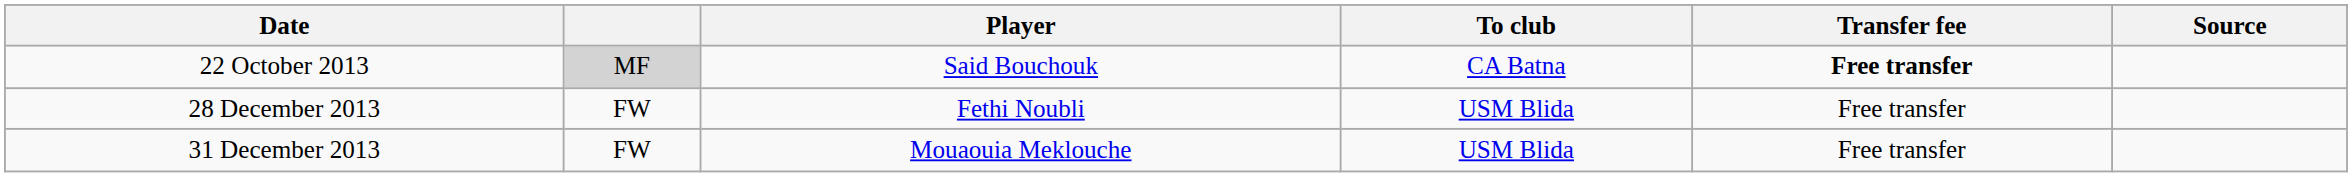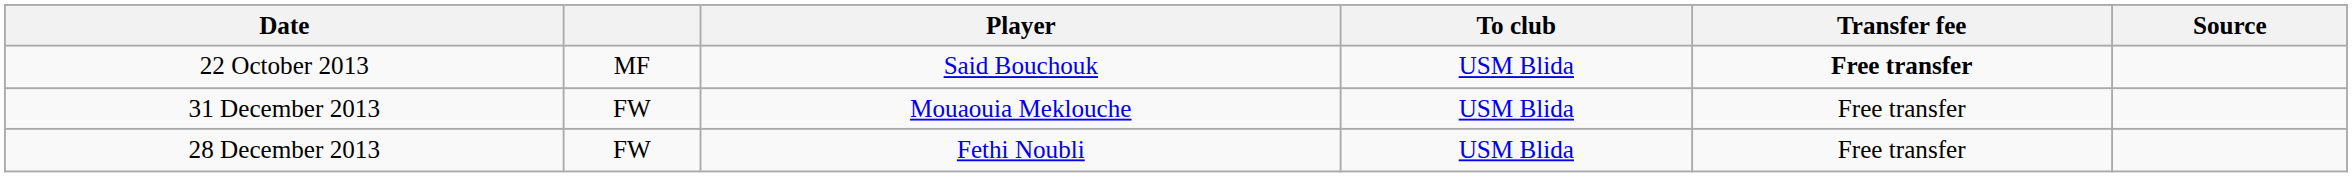(632, 66) lightgrey background -> (632, 66) no background
(1516, 66) CA Batna -> (1516, 66) USM Blida
rows swapped: (284, 107) <-> (284, 149)
